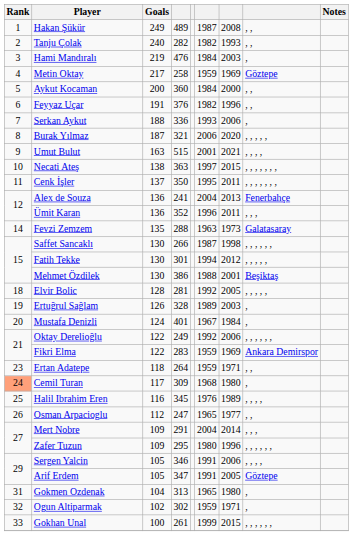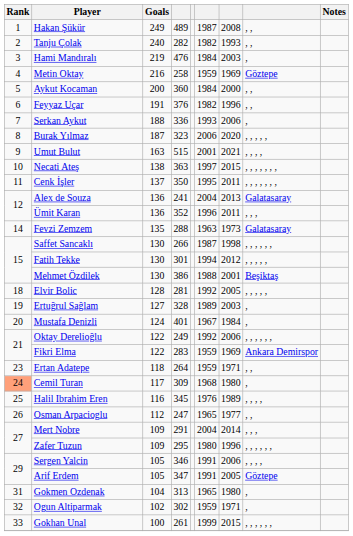(157, 74) 217 -> (157, 74) 216
(181, 136) 321 -> (181, 136) 323
(268, 197) Fenerbahçe -> (268, 197) Galatasaray
(157, 306) 126 -> (157, 306) 127
